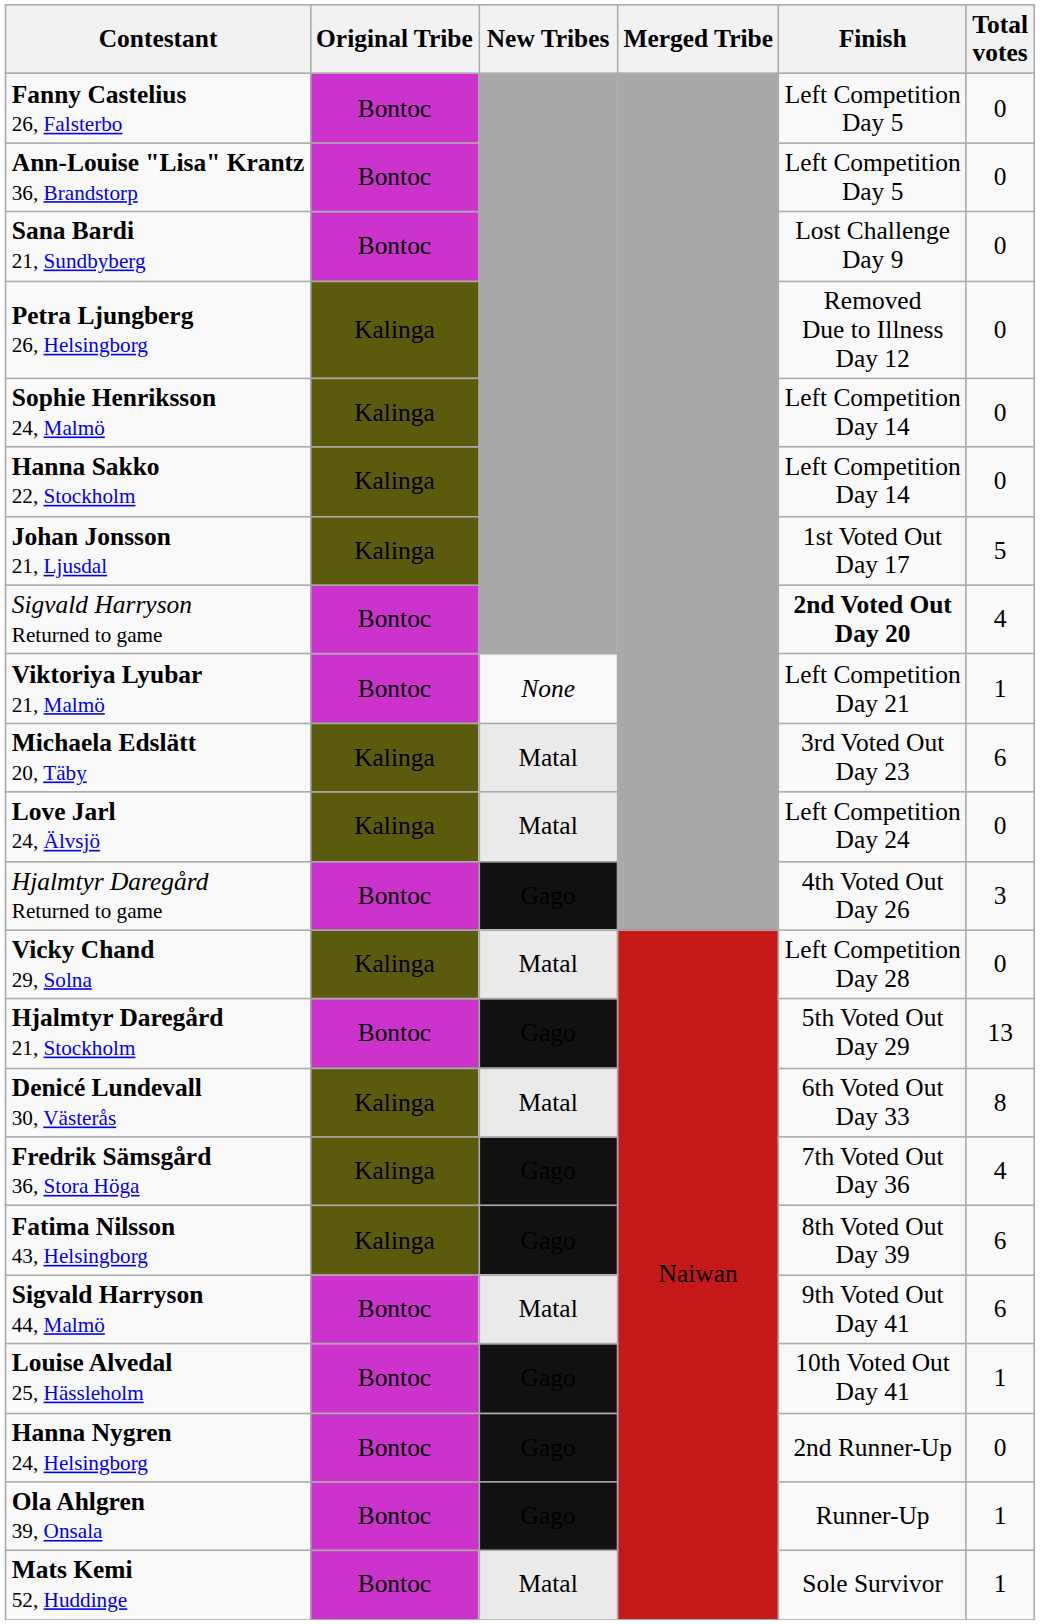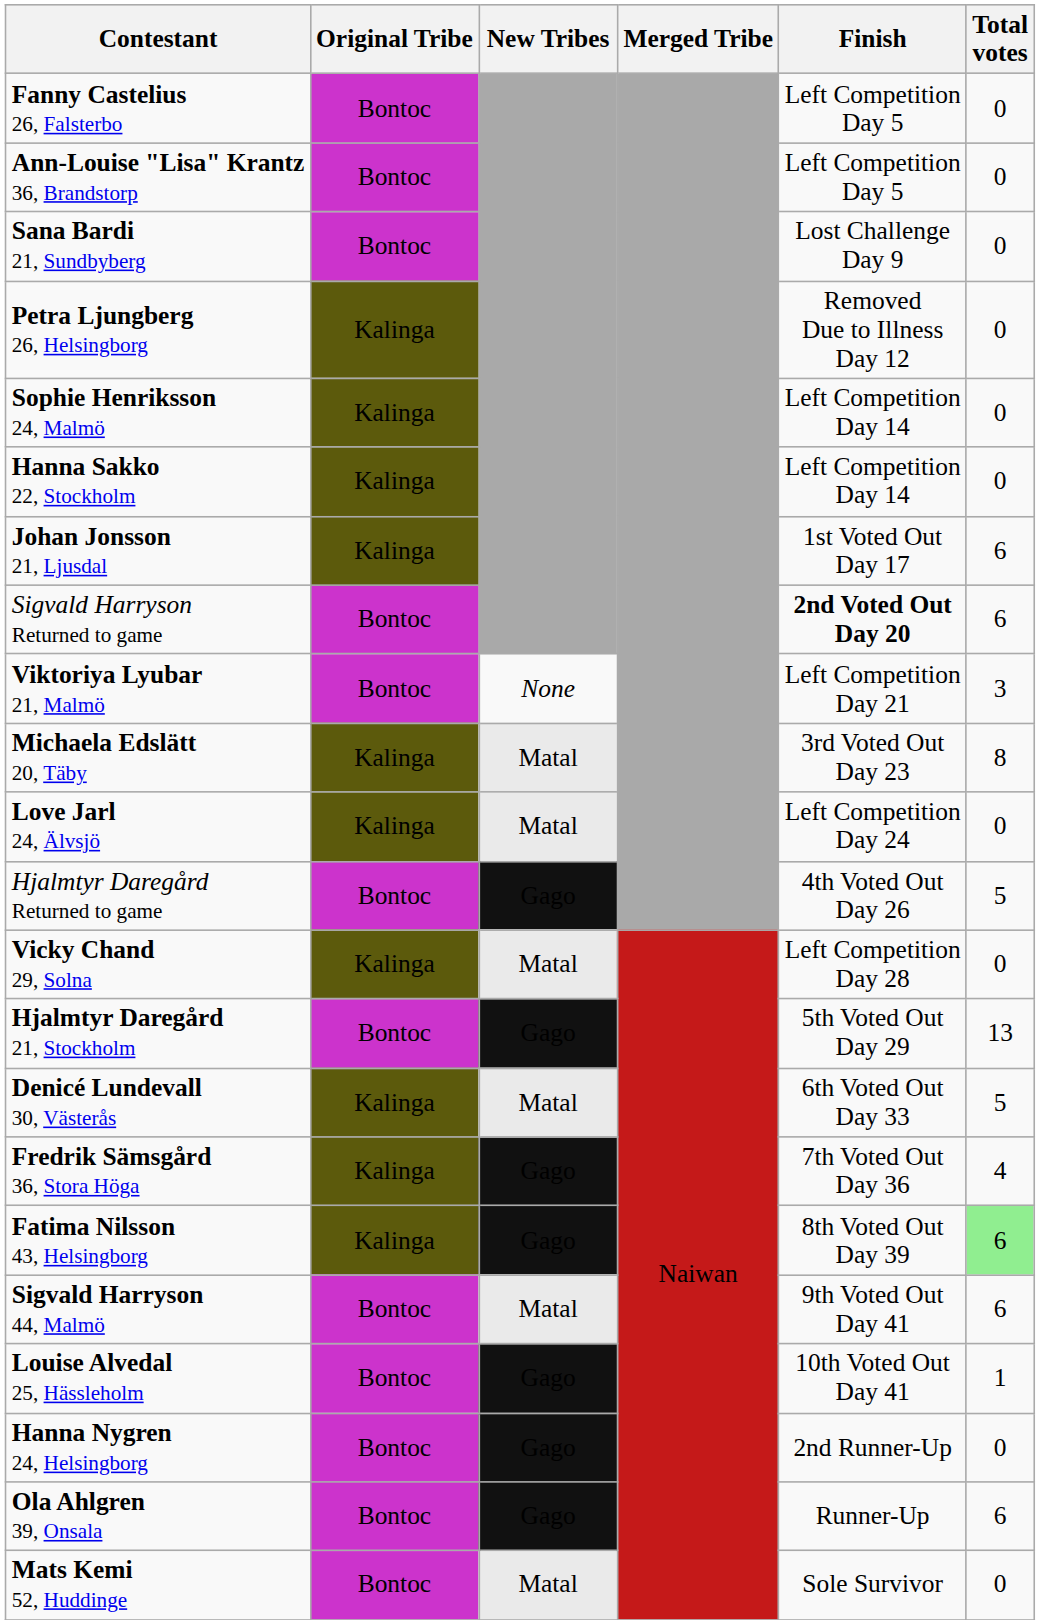(1000, 550) 5 -> (1000, 550) 6
(1000, 619) 4 -> (1000, 619) 6
(1000, 688) 1 -> (1000, 688) 3
(1000, 757) 6 -> (1000, 757) 8
(1000, 895) 3 -> (1000, 895) 5
(1000, 1102) 8 -> (1000, 1102) 5
(1000, 1240) no background -> (1000, 1240) lightgreen background
(1000, 1515) 1 -> (1000, 1515) 6
(1000, 1584) 1 -> (1000, 1584) 0
